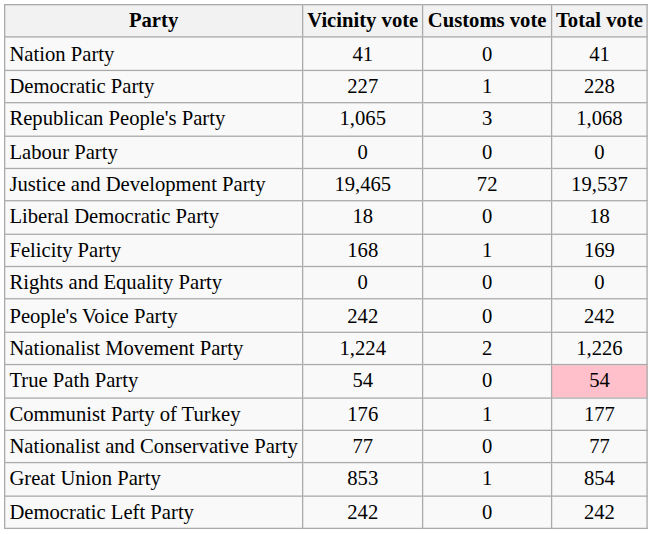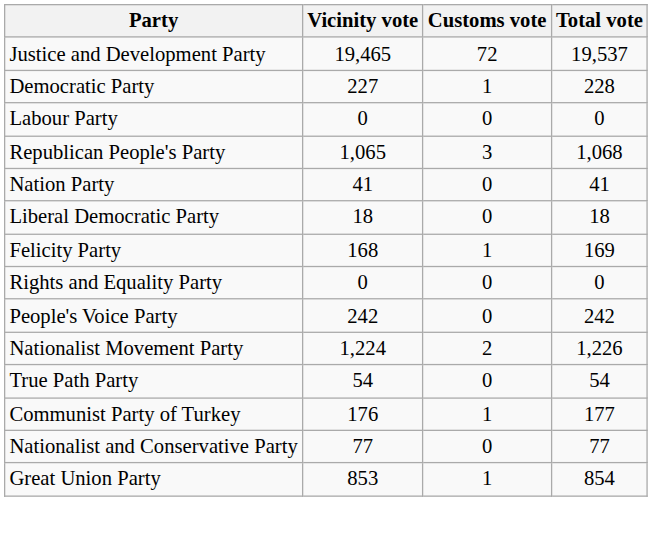rows swapped: (138, 184) <-> (62, 53)
rows swapped: (117, 119) <-> (64, 151)
(599, 380) pink background -> (599, 380) no background
- row: (102, 511)
